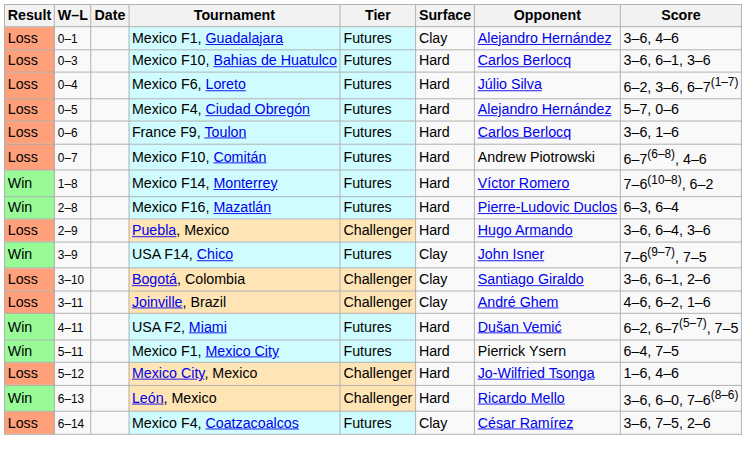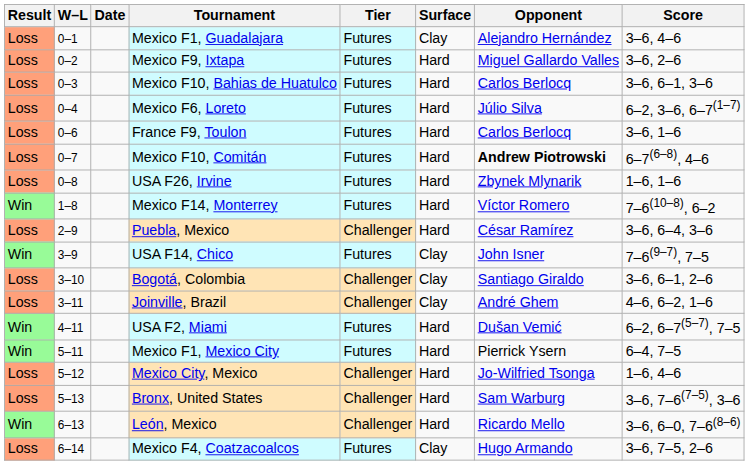+ row: (188, 60)
- row: (221, 109)
(536, 157) normal -> (542, 157) bold
+ row: (182, 181)
- row: (202, 208)
(525, 230) Hugo Armando -> (526, 230) César Ramírez
+ row: (197, 398)
(526, 422) César Ramírez -> (525, 449) Hugo Armando
